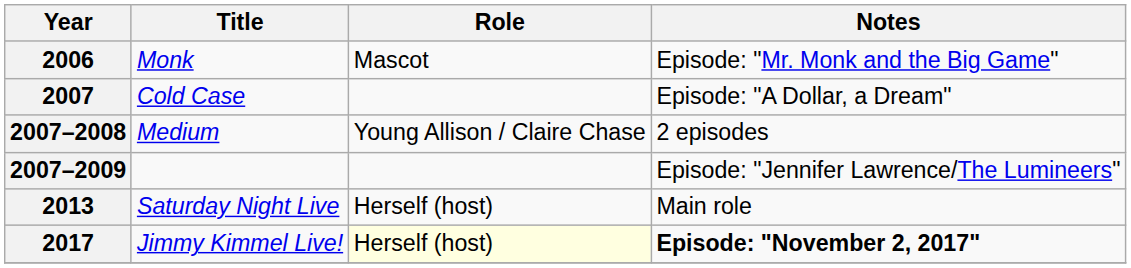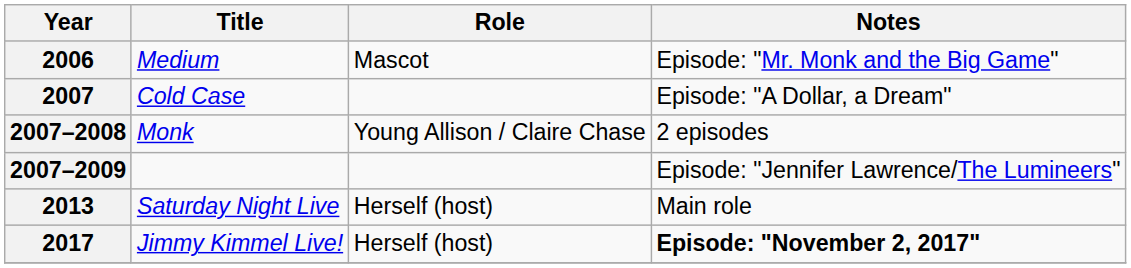(165, 59) Monk -> (178, 59) Medium
(178, 133) Medium -> (165, 133) Monk
(423, 243) lightyellow background -> (423, 243) no background
